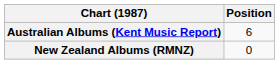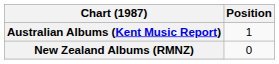(249, 31) 6 -> (249, 31) 1
